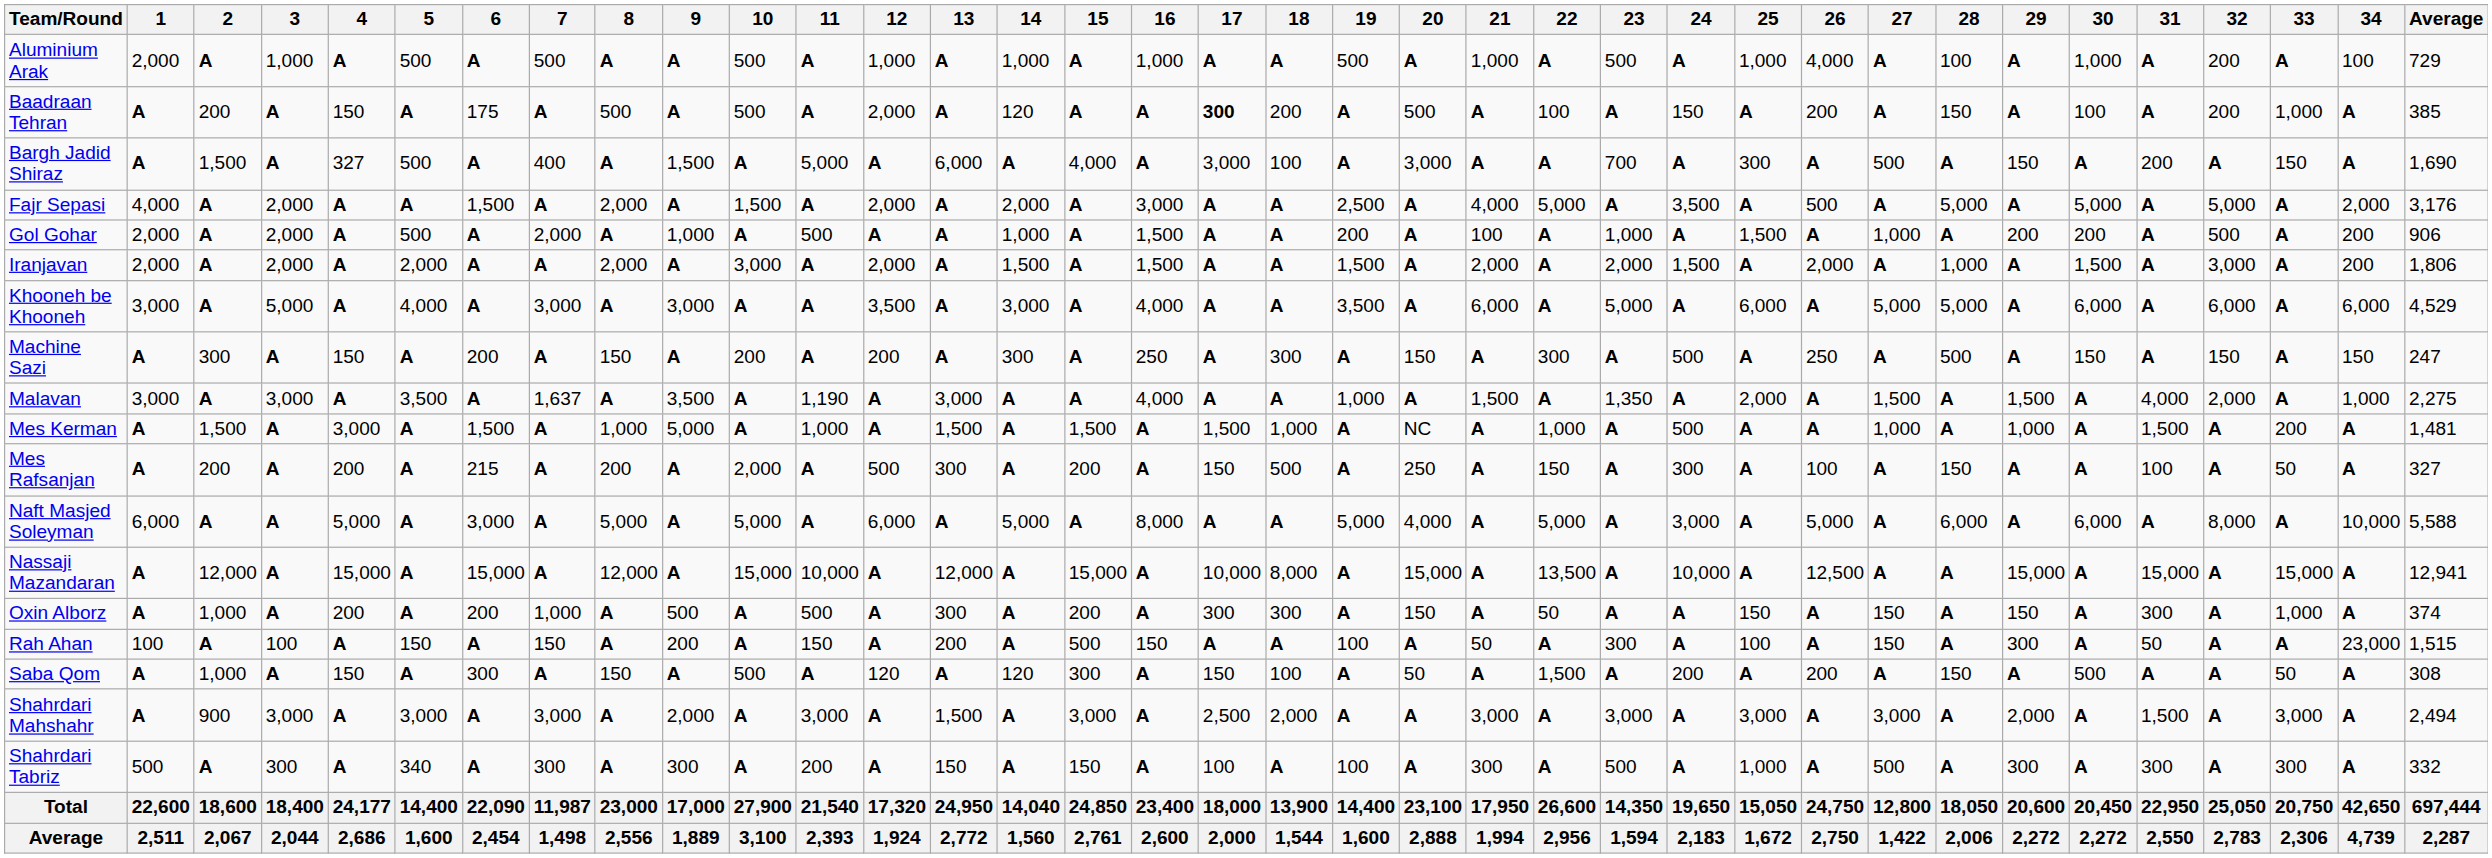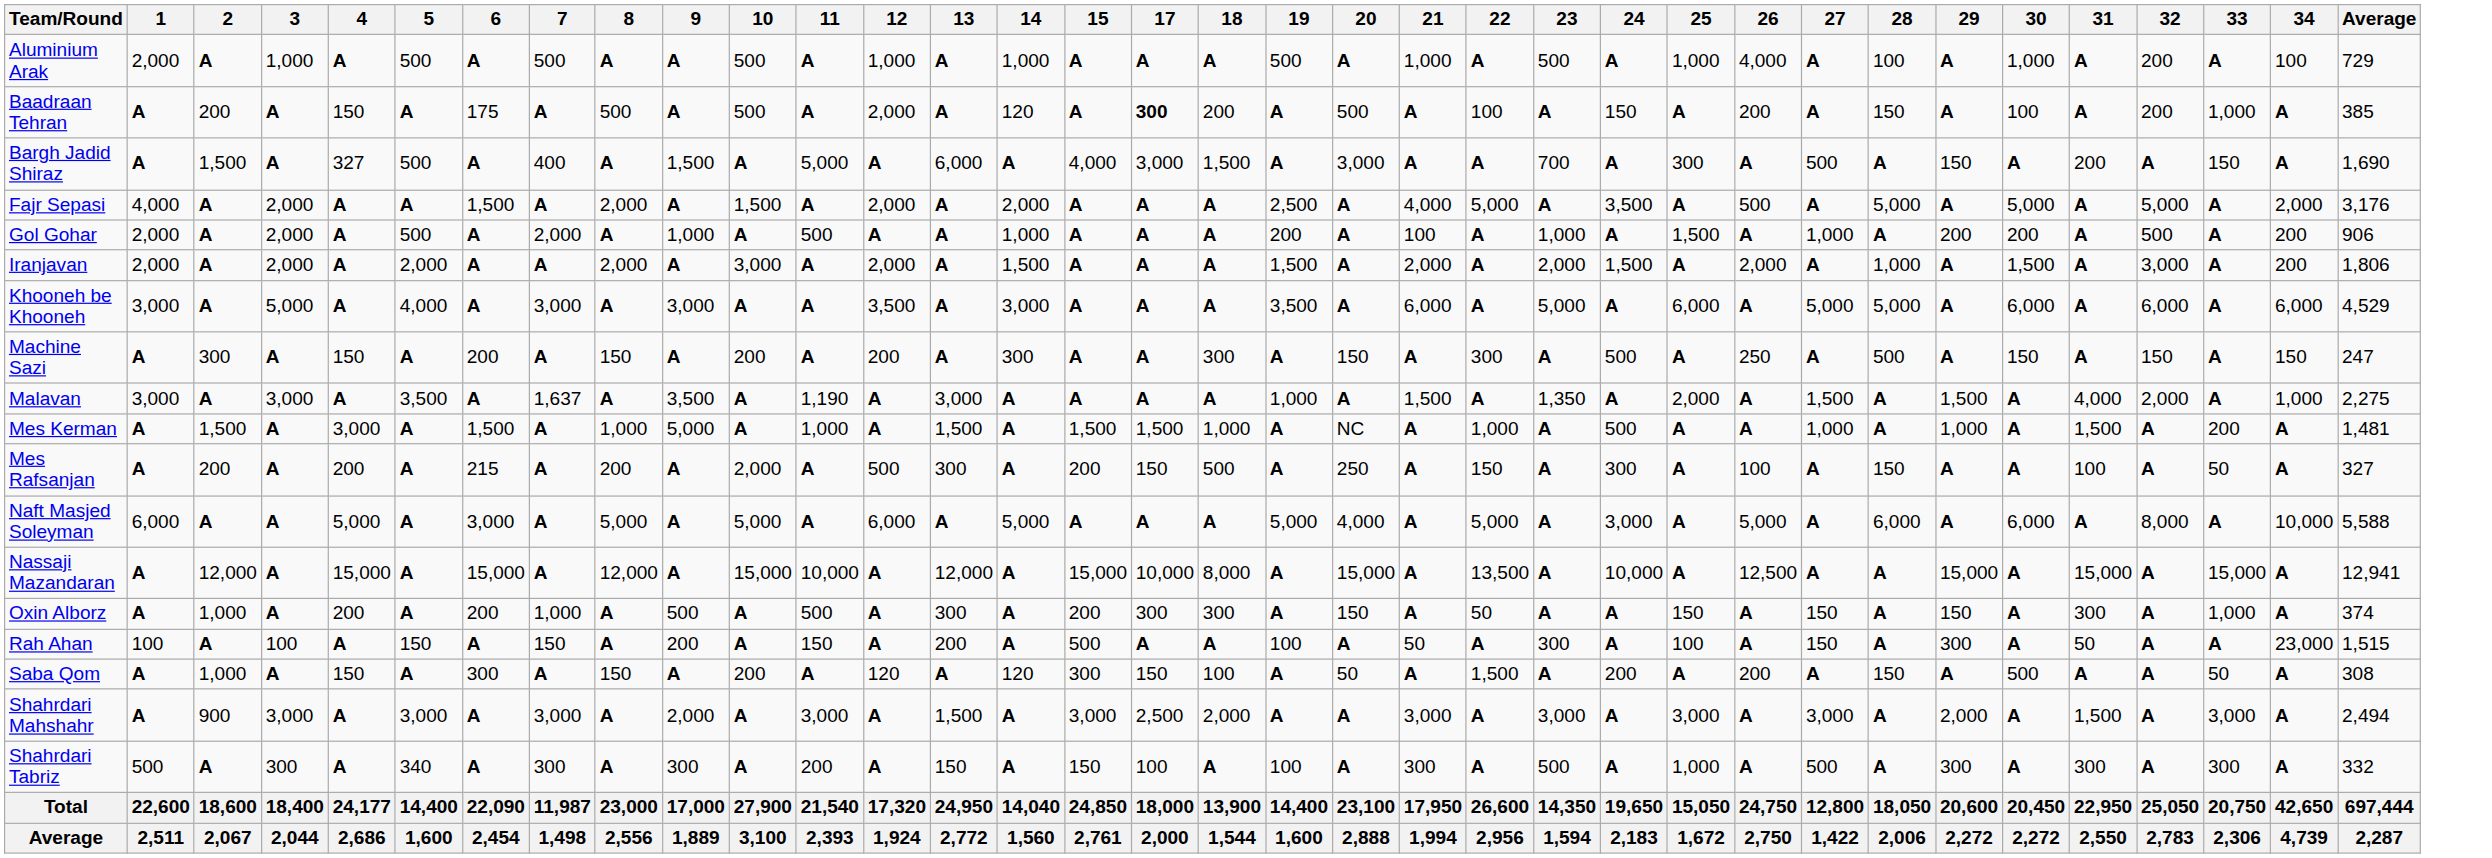- column: (1165, 19)
(1286, 163) 100 -> (1227, 163) 1,500
(750, 674) 500 -> (750, 674) 200
